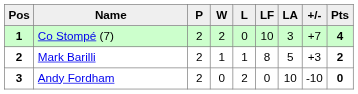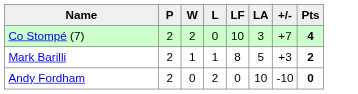- column: (19, 15)
